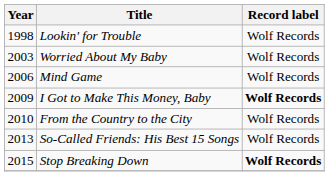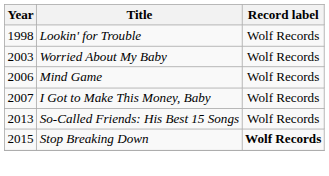(21, 98) 2009 -> (21, 98) 2007
(283, 98) bold -> (283, 98) normal
- row: (116, 118)
